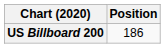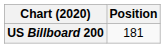(133, 33) 186 -> (133, 33) 181
